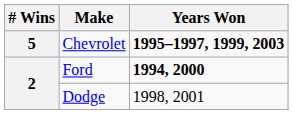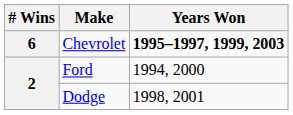(32, 44) 5 -> (32, 44) 6
(169, 70) bold -> (169, 70) normal
